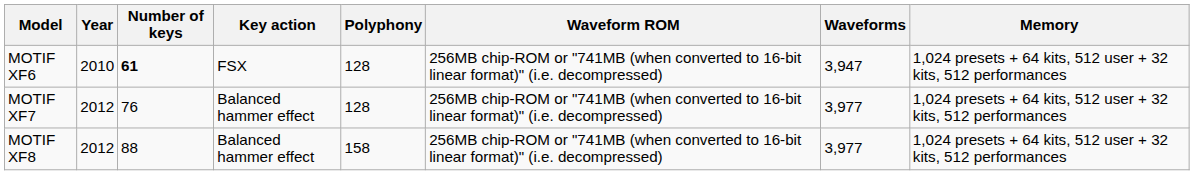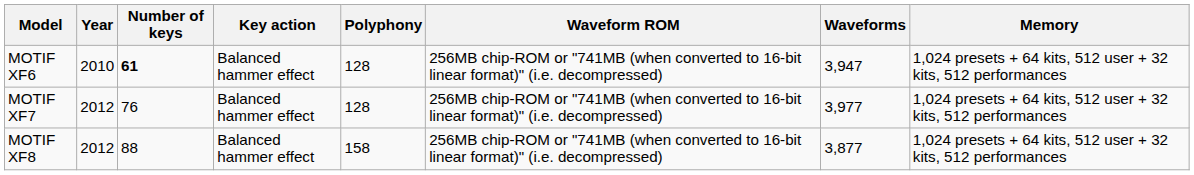(232, 66) FSX -> (266, 66) Balanced hammer effect
(843, 148) 3,977 -> (843, 148) 3,877
